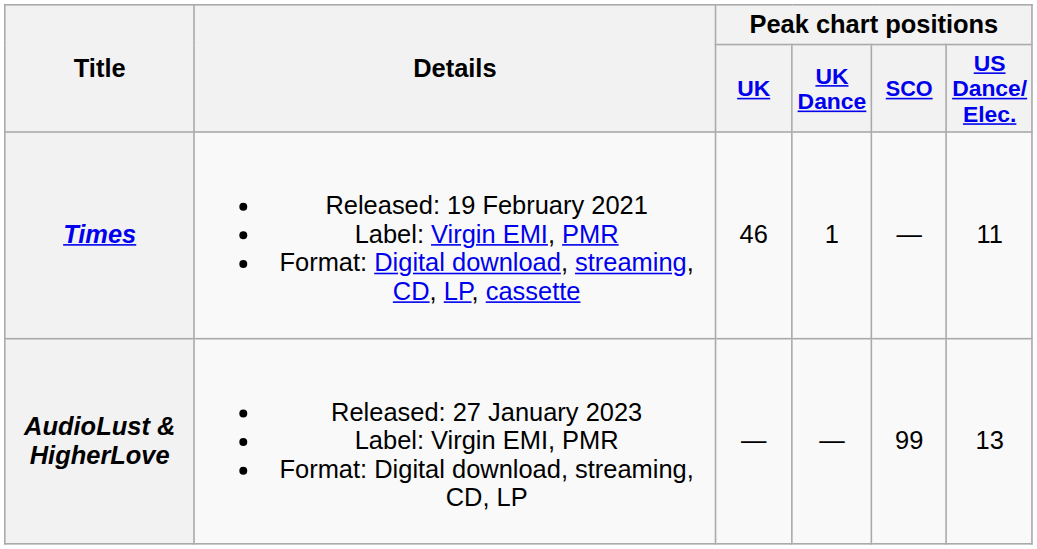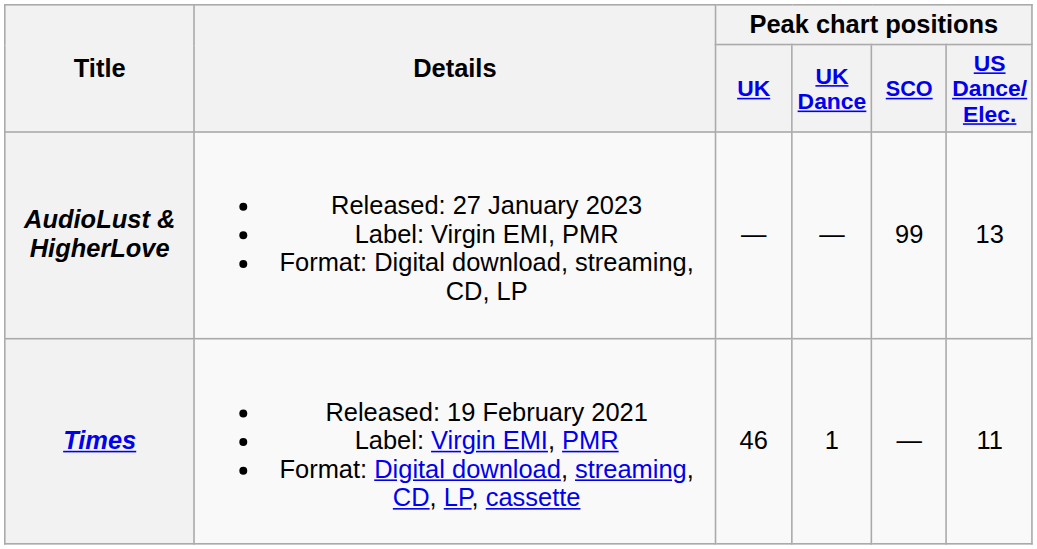rows swapped: (100, 234) <-> (100, 440)
